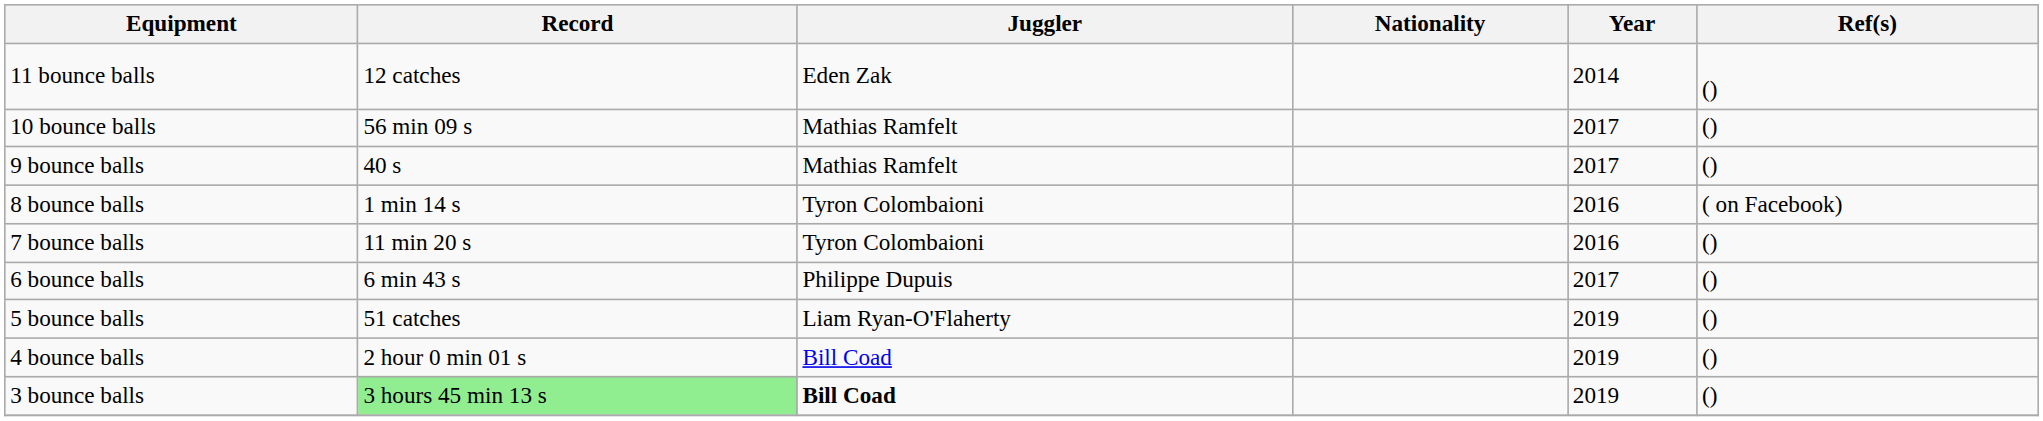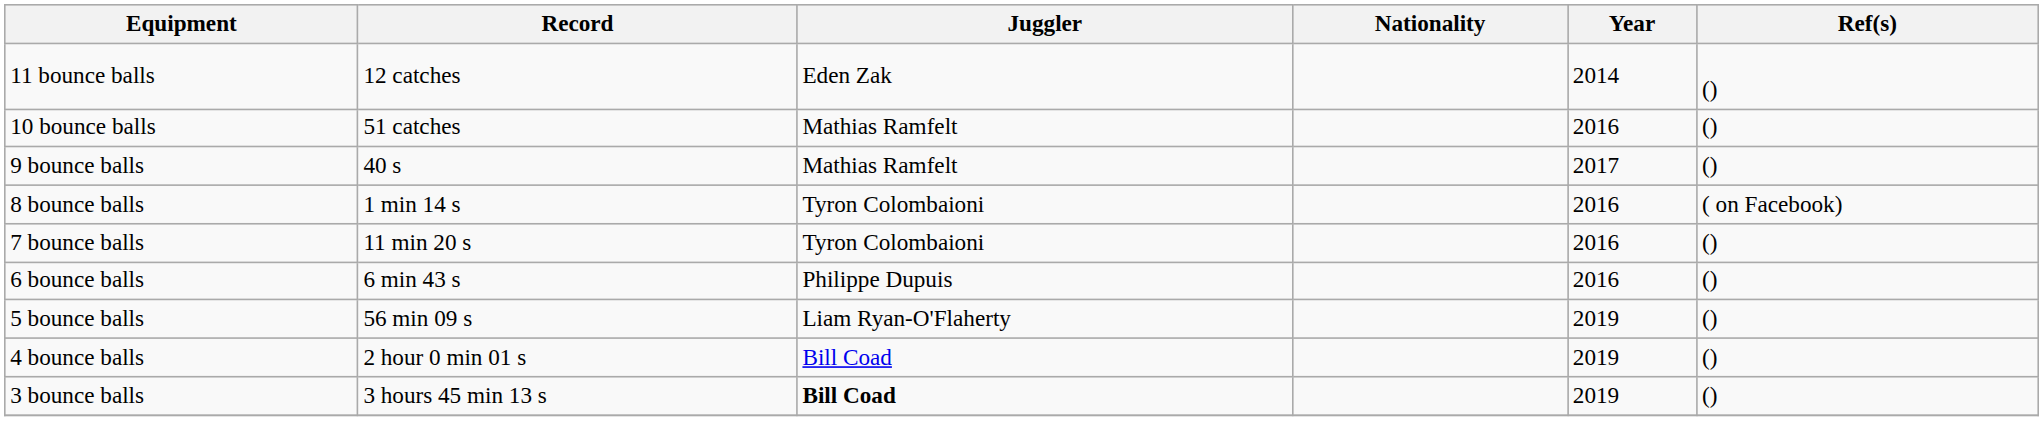(418, 127) 56 min 09 s -> (412, 127) 51 catches
(1596, 127) 2017 -> (1596, 127) 2016
(1596, 280) 2017 -> (1596, 280) 2016
(412, 319) 51 catches -> (418, 319) 56 min 09 s
(455, 395) lightgreen background -> (455, 395) no background
